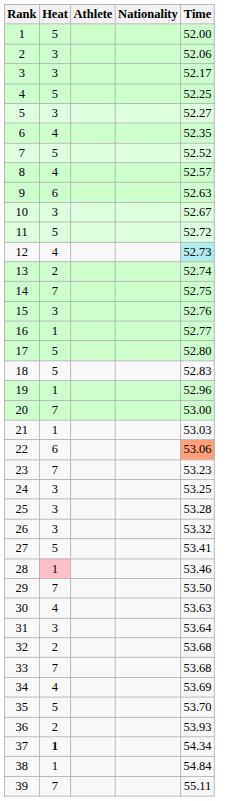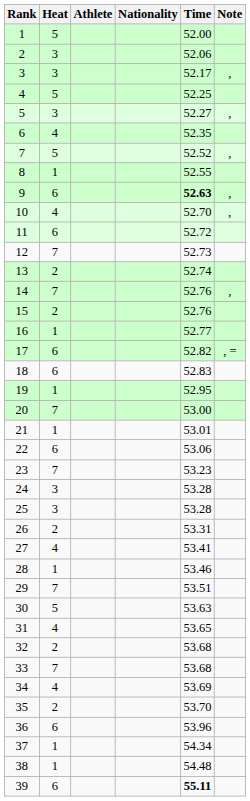+ column: (230, 14)
(55, 172) 4 -> (55, 172) 1
(198, 172) 52.57 -> (198, 172) 52.55
(198, 192) normal -> (198, 192) bold
(55, 212) 3 -> (55, 212) 4
(198, 212) 52.67 -> (198, 212) 52.70
(55, 232) 5 -> (55, 232) 6
(55, 251) 4 -> (55, 251) 7
(198, 251) paleturquoise background -> (198, 251) no background
(198, 291) 52.75 -> (198, 291) 52.76
(55, 311) 3 -> (55, 311) 2
(55, 350) 5 -> (55, 350) 6
(198, 350) 52.80 -> (198, 350) 52.82
(55, 370) 5 -> (55, 370) 6
(198, 390) 52.96 -> (198, 390) 52.95
(198, 430) 53.03 -> (198, 430) 53.01
(198, 449) lightsalmon background -> (198, 449) no background
(198, 489) 53.25 -> (198, 489) 53.28
(55, 529) 3 -> (55, 529) 2
(198, 529) 53.32 -> (198, 529) 53.31
(55, 548) 5 -> (55, 548) 4
(55, 568) pink background -> (55, 568) no background
(198, 588) 53.50 -> (198, 588) 53.51
(55, 608) 4 -> (55, 608) 5
(55, 627) 3 -> (55, 627) 4
(198, 627) 53.64 -> (198, 627) 53.65
(55, 707) 5 -> (55, 707) 2
(55, 726) 2 -> (55, 726) 6
(198, 726) 53.93 -> (198, 726) 53.96
(55, 746) bold -> (55, 746) normal
(198, 766) 54.84 -> (198, 766) 54.48
(55, 786) 7 -> (55, 786) 6
(198, 786) normal -> (198, 786) bold
